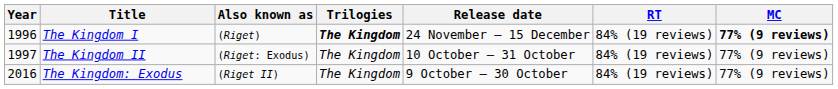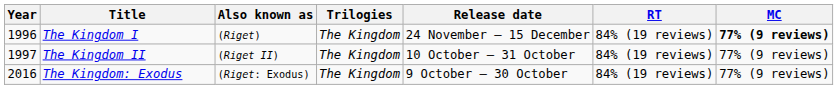(360, 34) bold -> (360, 34) normal
(264, 55) (Riget: Exodus) -> (248, 55) (Riget II)
(248, 75) (Riget II) -> (264, 75) (Riget: Exodus)
